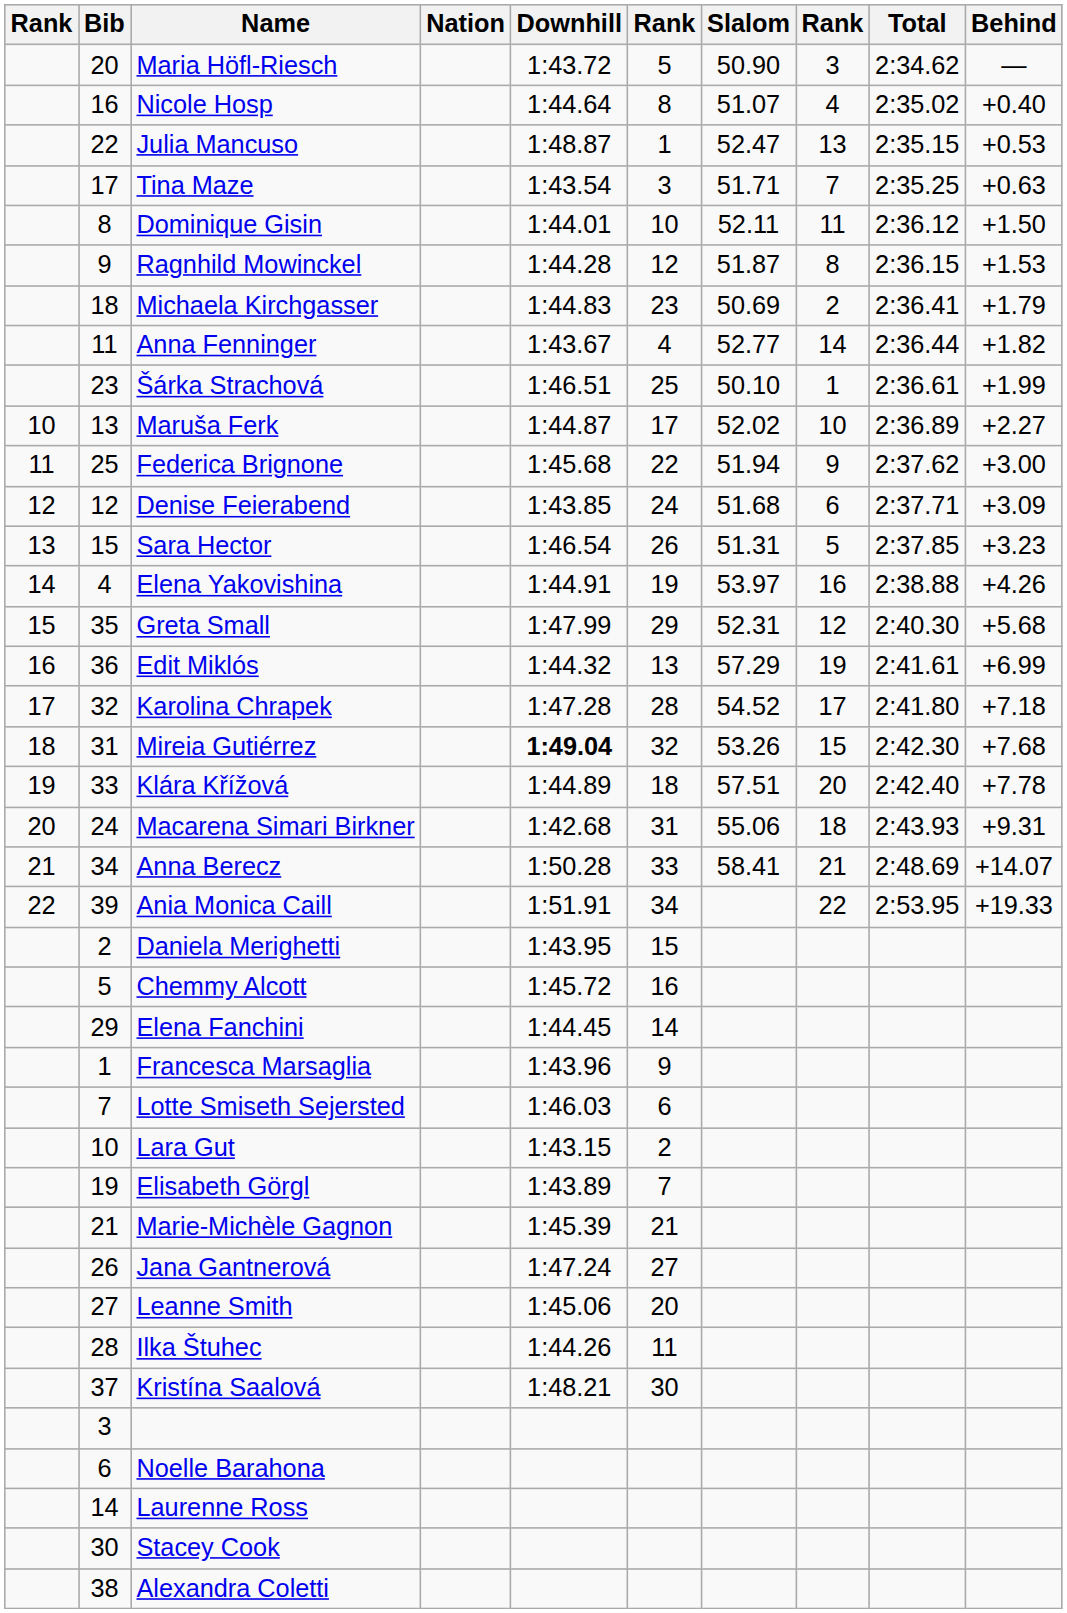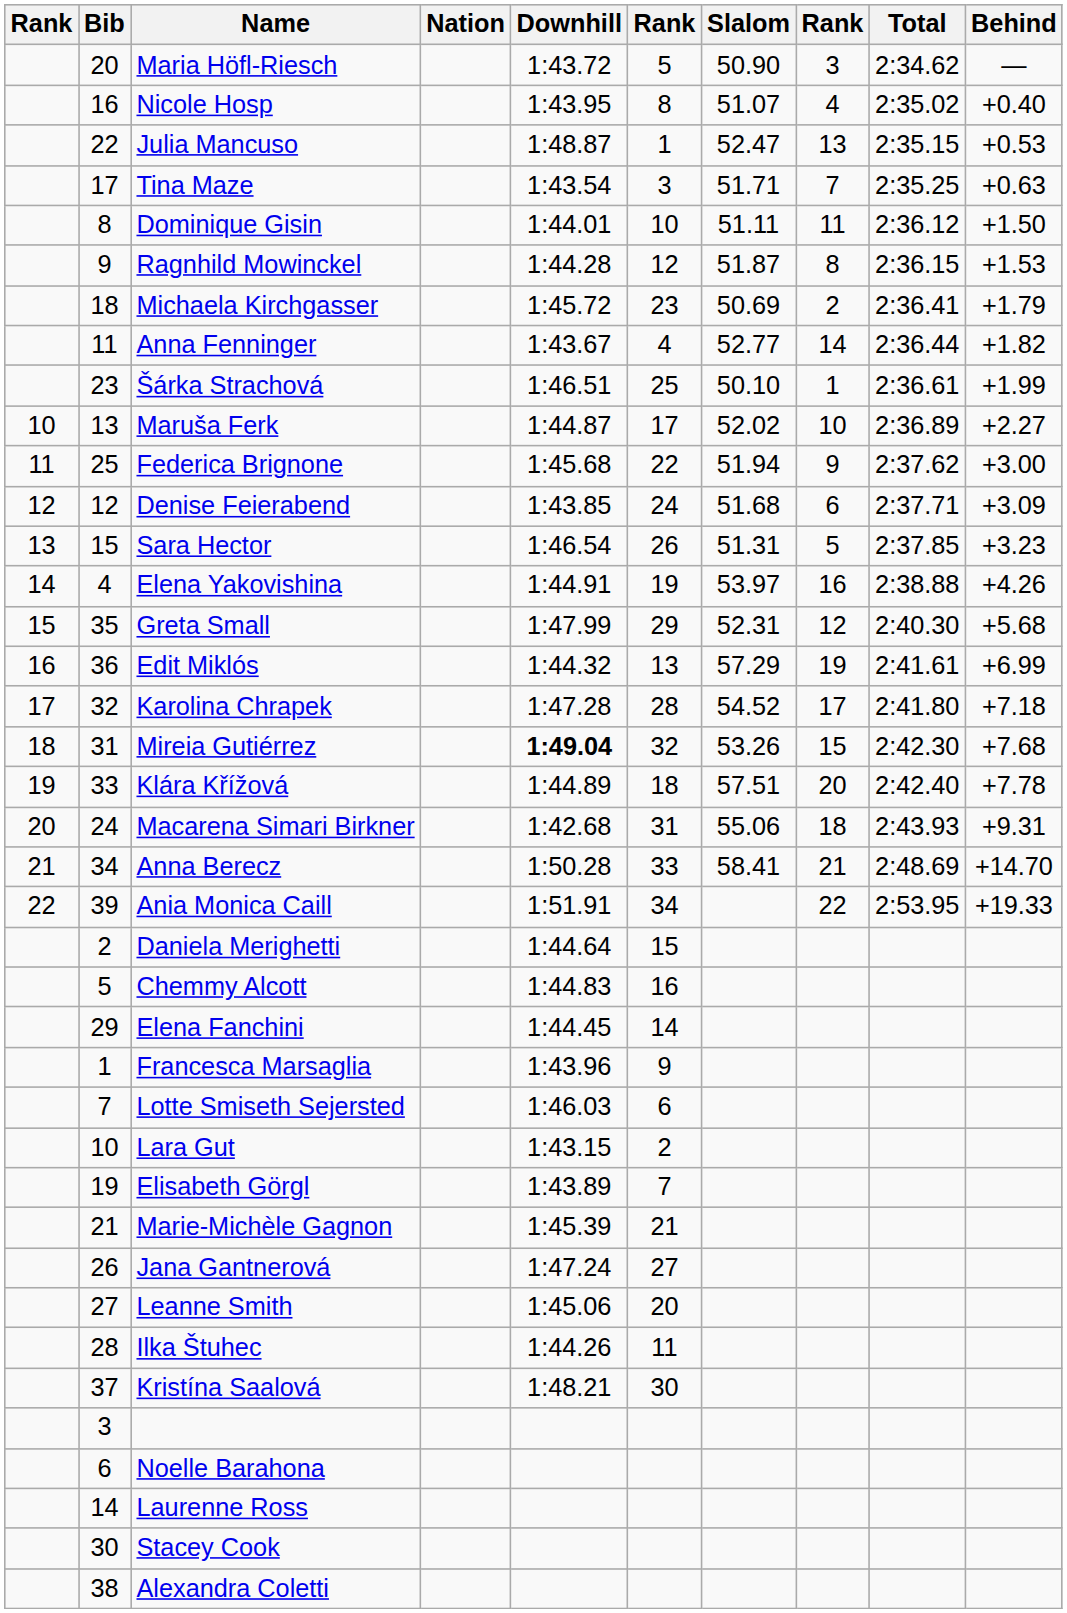(569, 104) 1:44.64 -> (569, 104) 1:43.95
(748, 225) 52.11 -> (748, 225) 51.11
(569, 305) 1:44.83 -> (569, 305) 1:45.72
(1014, 866) +14.07 -> (1014, 866) +14.70
(569, 946) 1:43.95 -> (569, 946) 1:44.64
(569, 986) 1:45.72 -> (569, 986) 1:44.83
